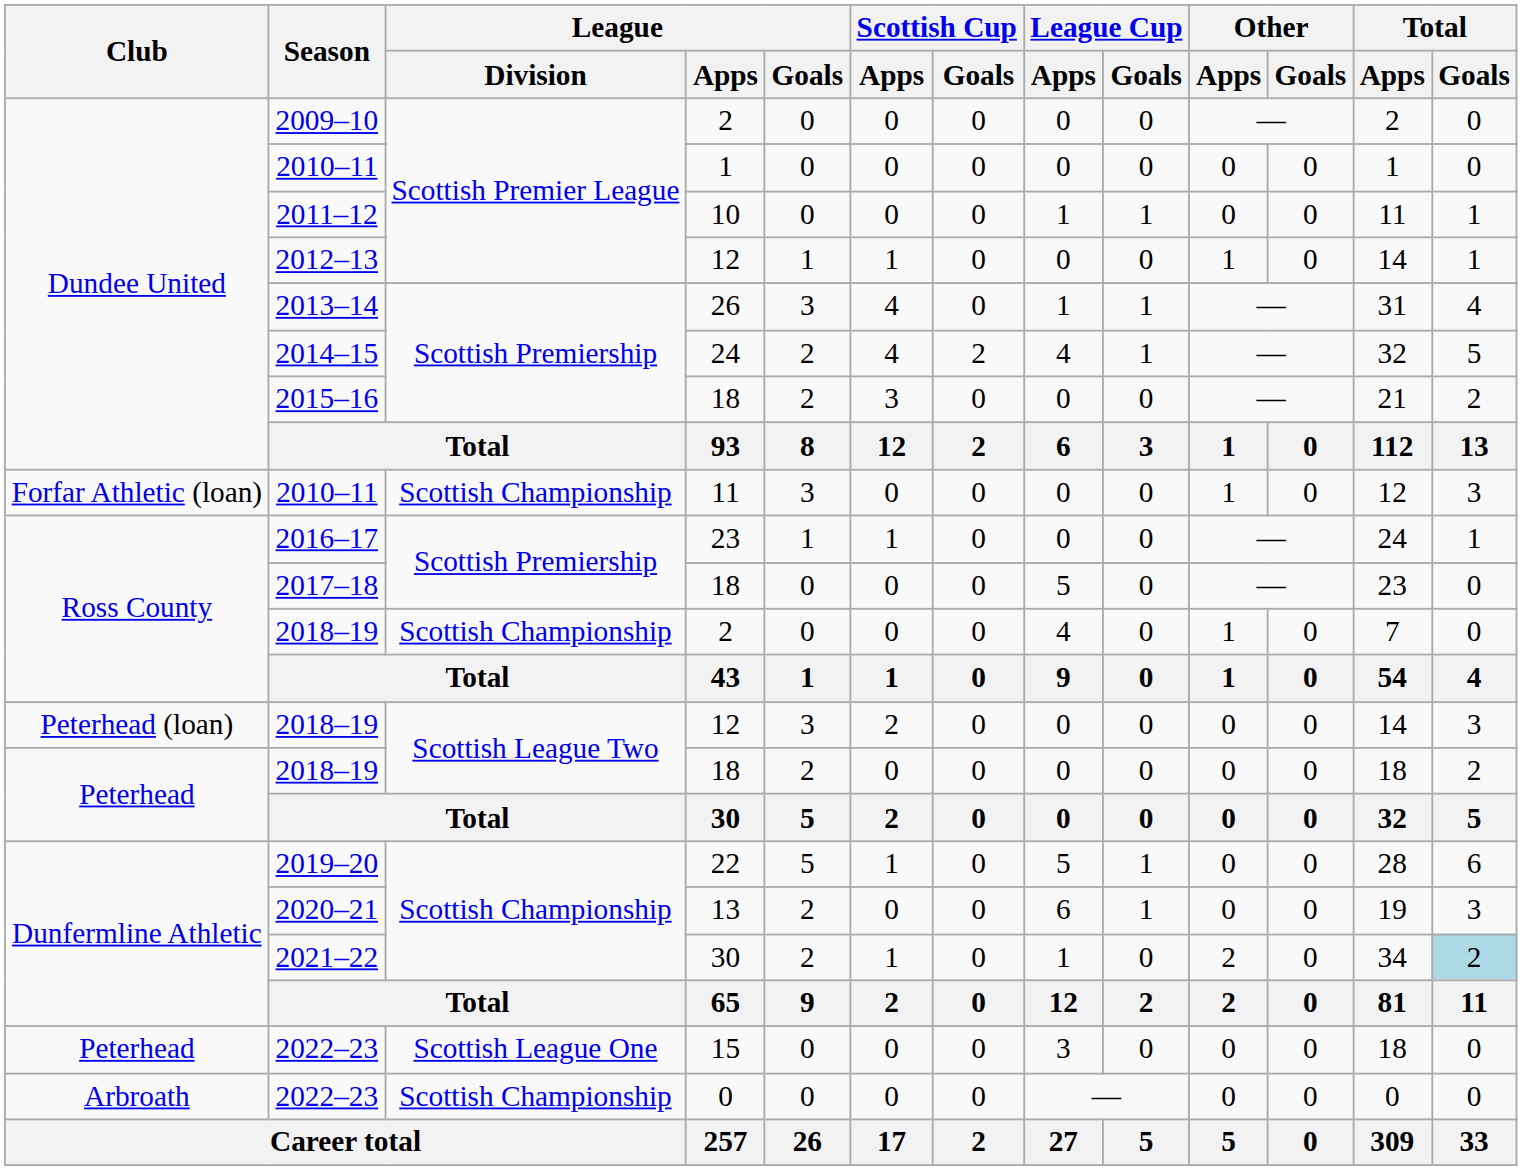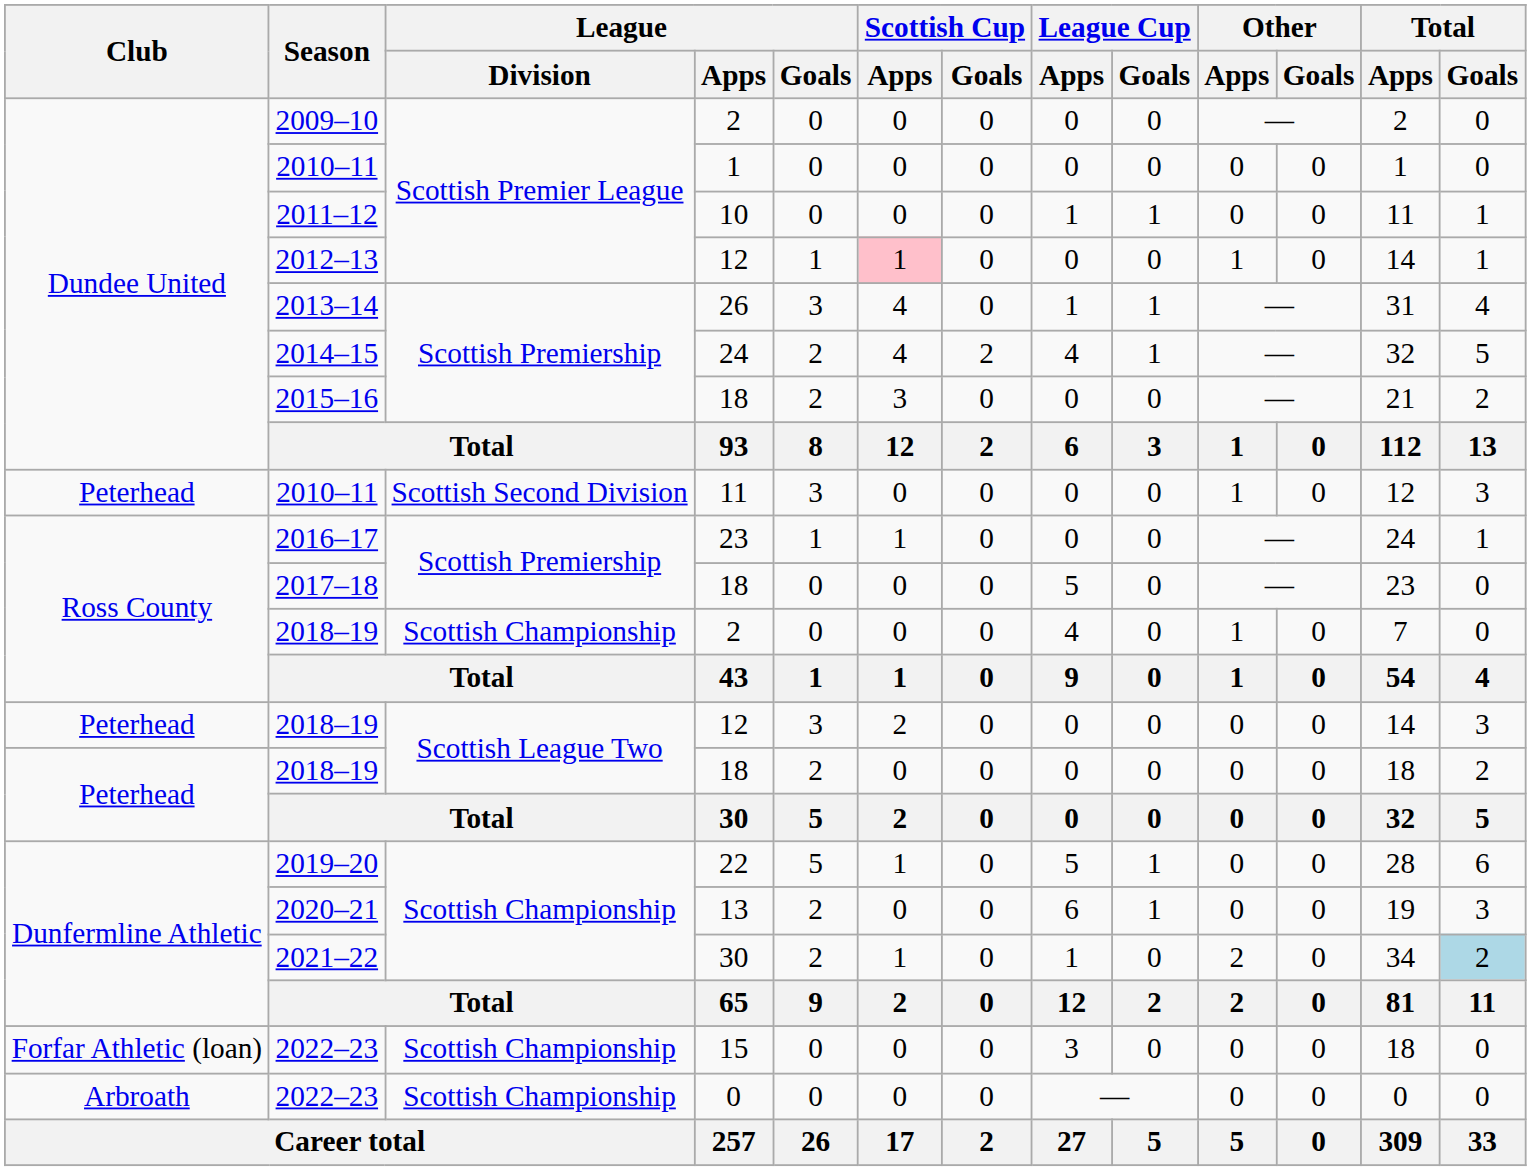(892, 259) no background -> (900, 259) pink background
(137, 492) Forfar Athletic (loan) -> (137, 492) Peterhead
(535, 492) Scottish Championship -> (540, 492) Scottish Second Division
(137, 724) Peterhead (loan) -> (137, 724) Peterhead
(137, 1049) Peterhead -> (137, 1049) Forfar Athletic (loan)
(535, 1049) Scottish League One -> (540, 1049) Scottish Championship
